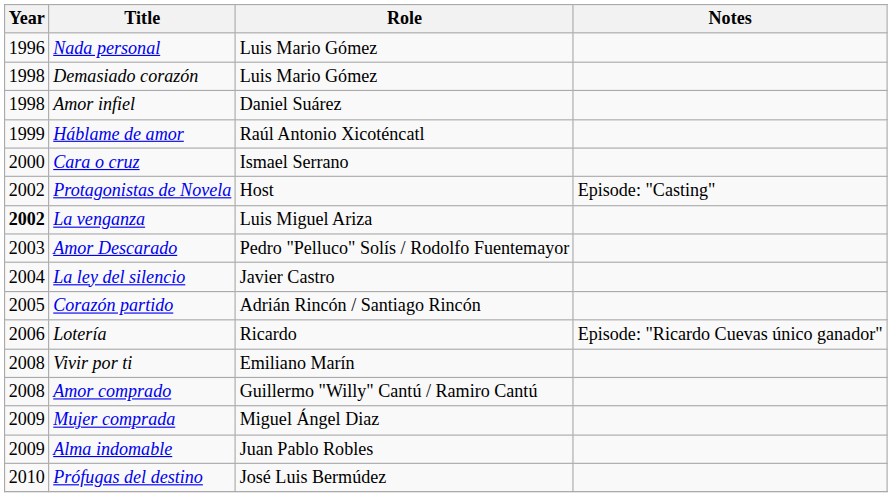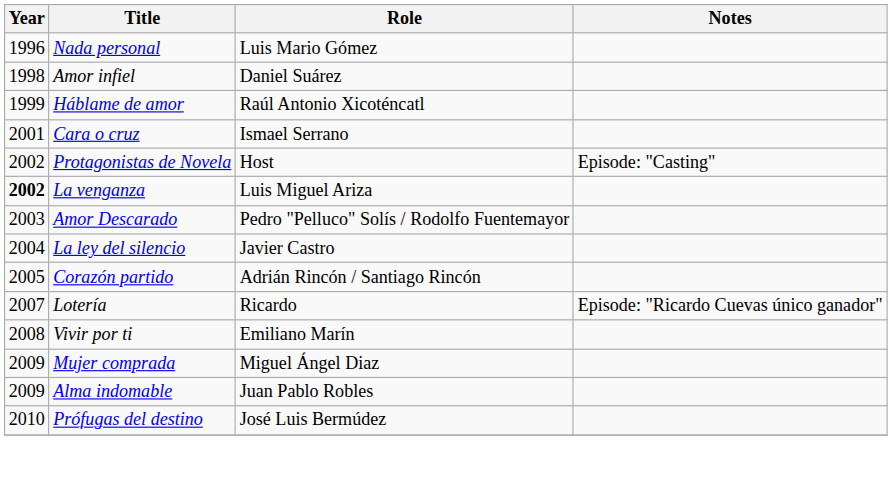- row: (126, 76)
(27, 162) 2000 -> (27, 133) 2001
(27, 334) 2006 -> (27, 305) 2007
- row: (112, 391)
